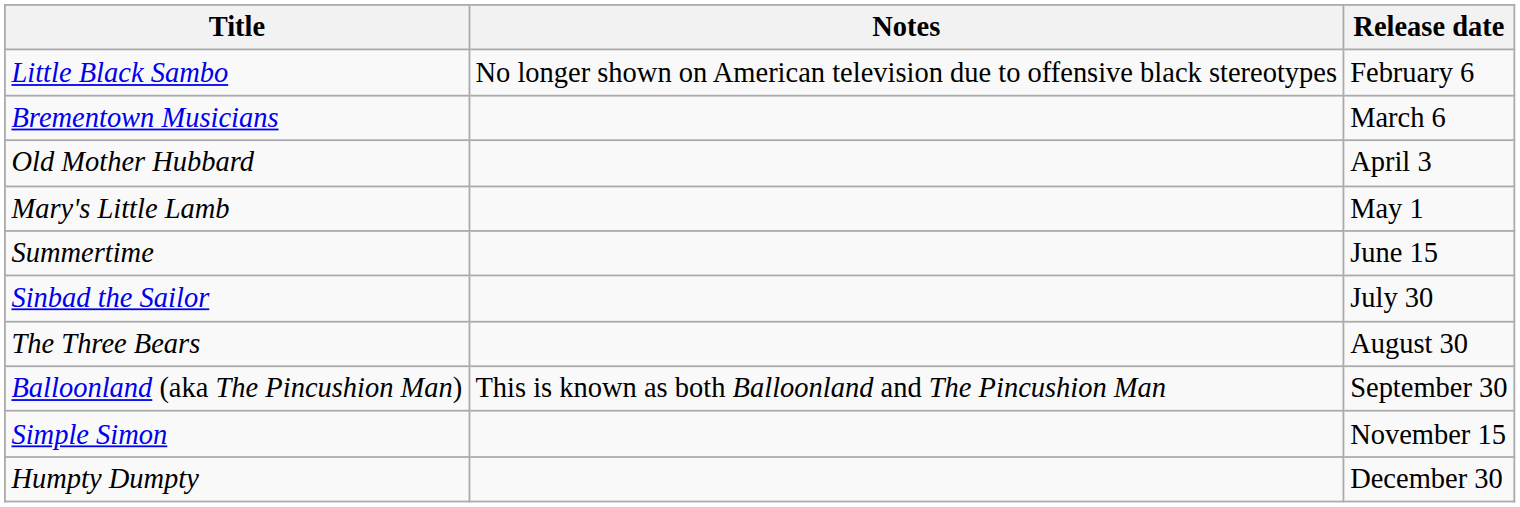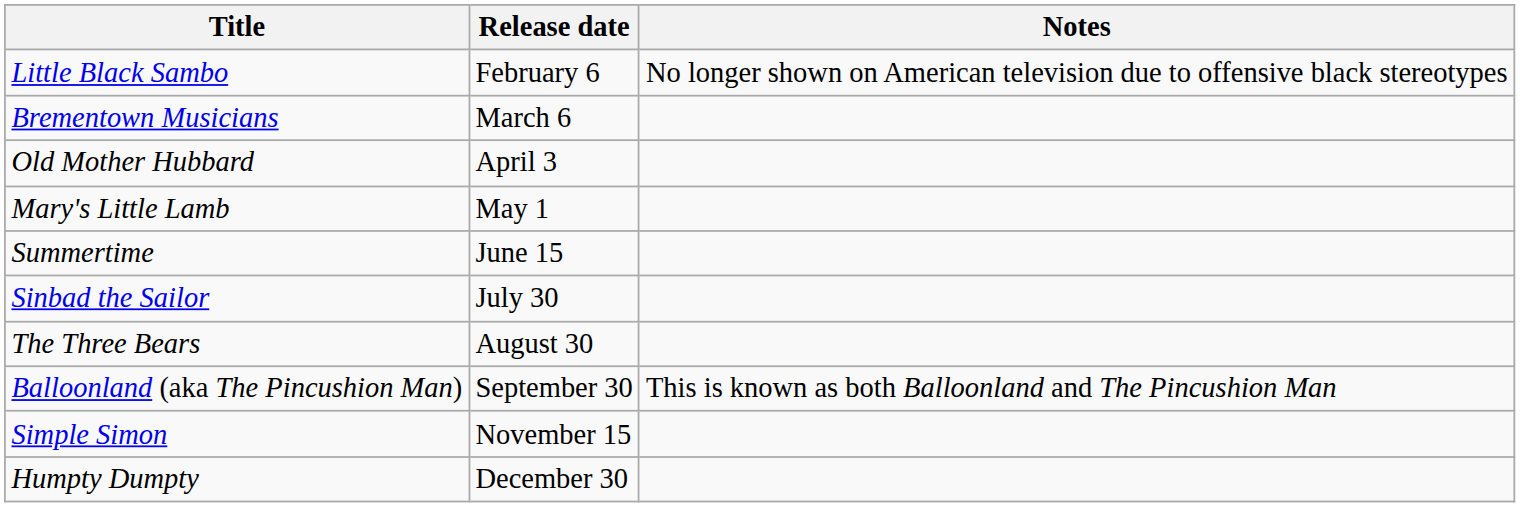columns swapped: (1429, 27) <-> (906, 27)
